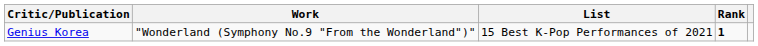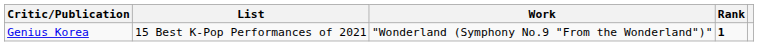columns swapped: (597, 14) <-> (305, 14)
